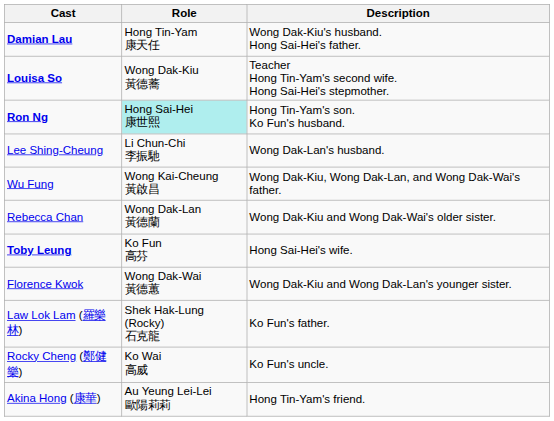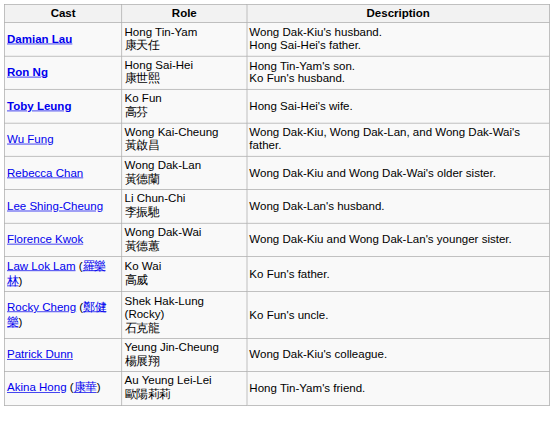- row: (35, 78)
(159, 116) paleturquoise background -> (159, 72) no background
rows swapped: (39, 250) <-> (55, 150)
(164, 323) Shek Hak-Lung (Rocky) 石克龍 -> (143, 273) Ko Wai 高威
(143, 364) Ko Wai 高威 -> (164, 314) Shek Hak-Lung (Rocky) 石克龍
+ row: (40, 355)
